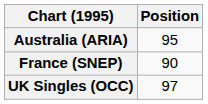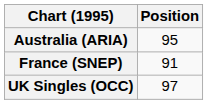(170, 63) 90 -> (170, 63) 91
